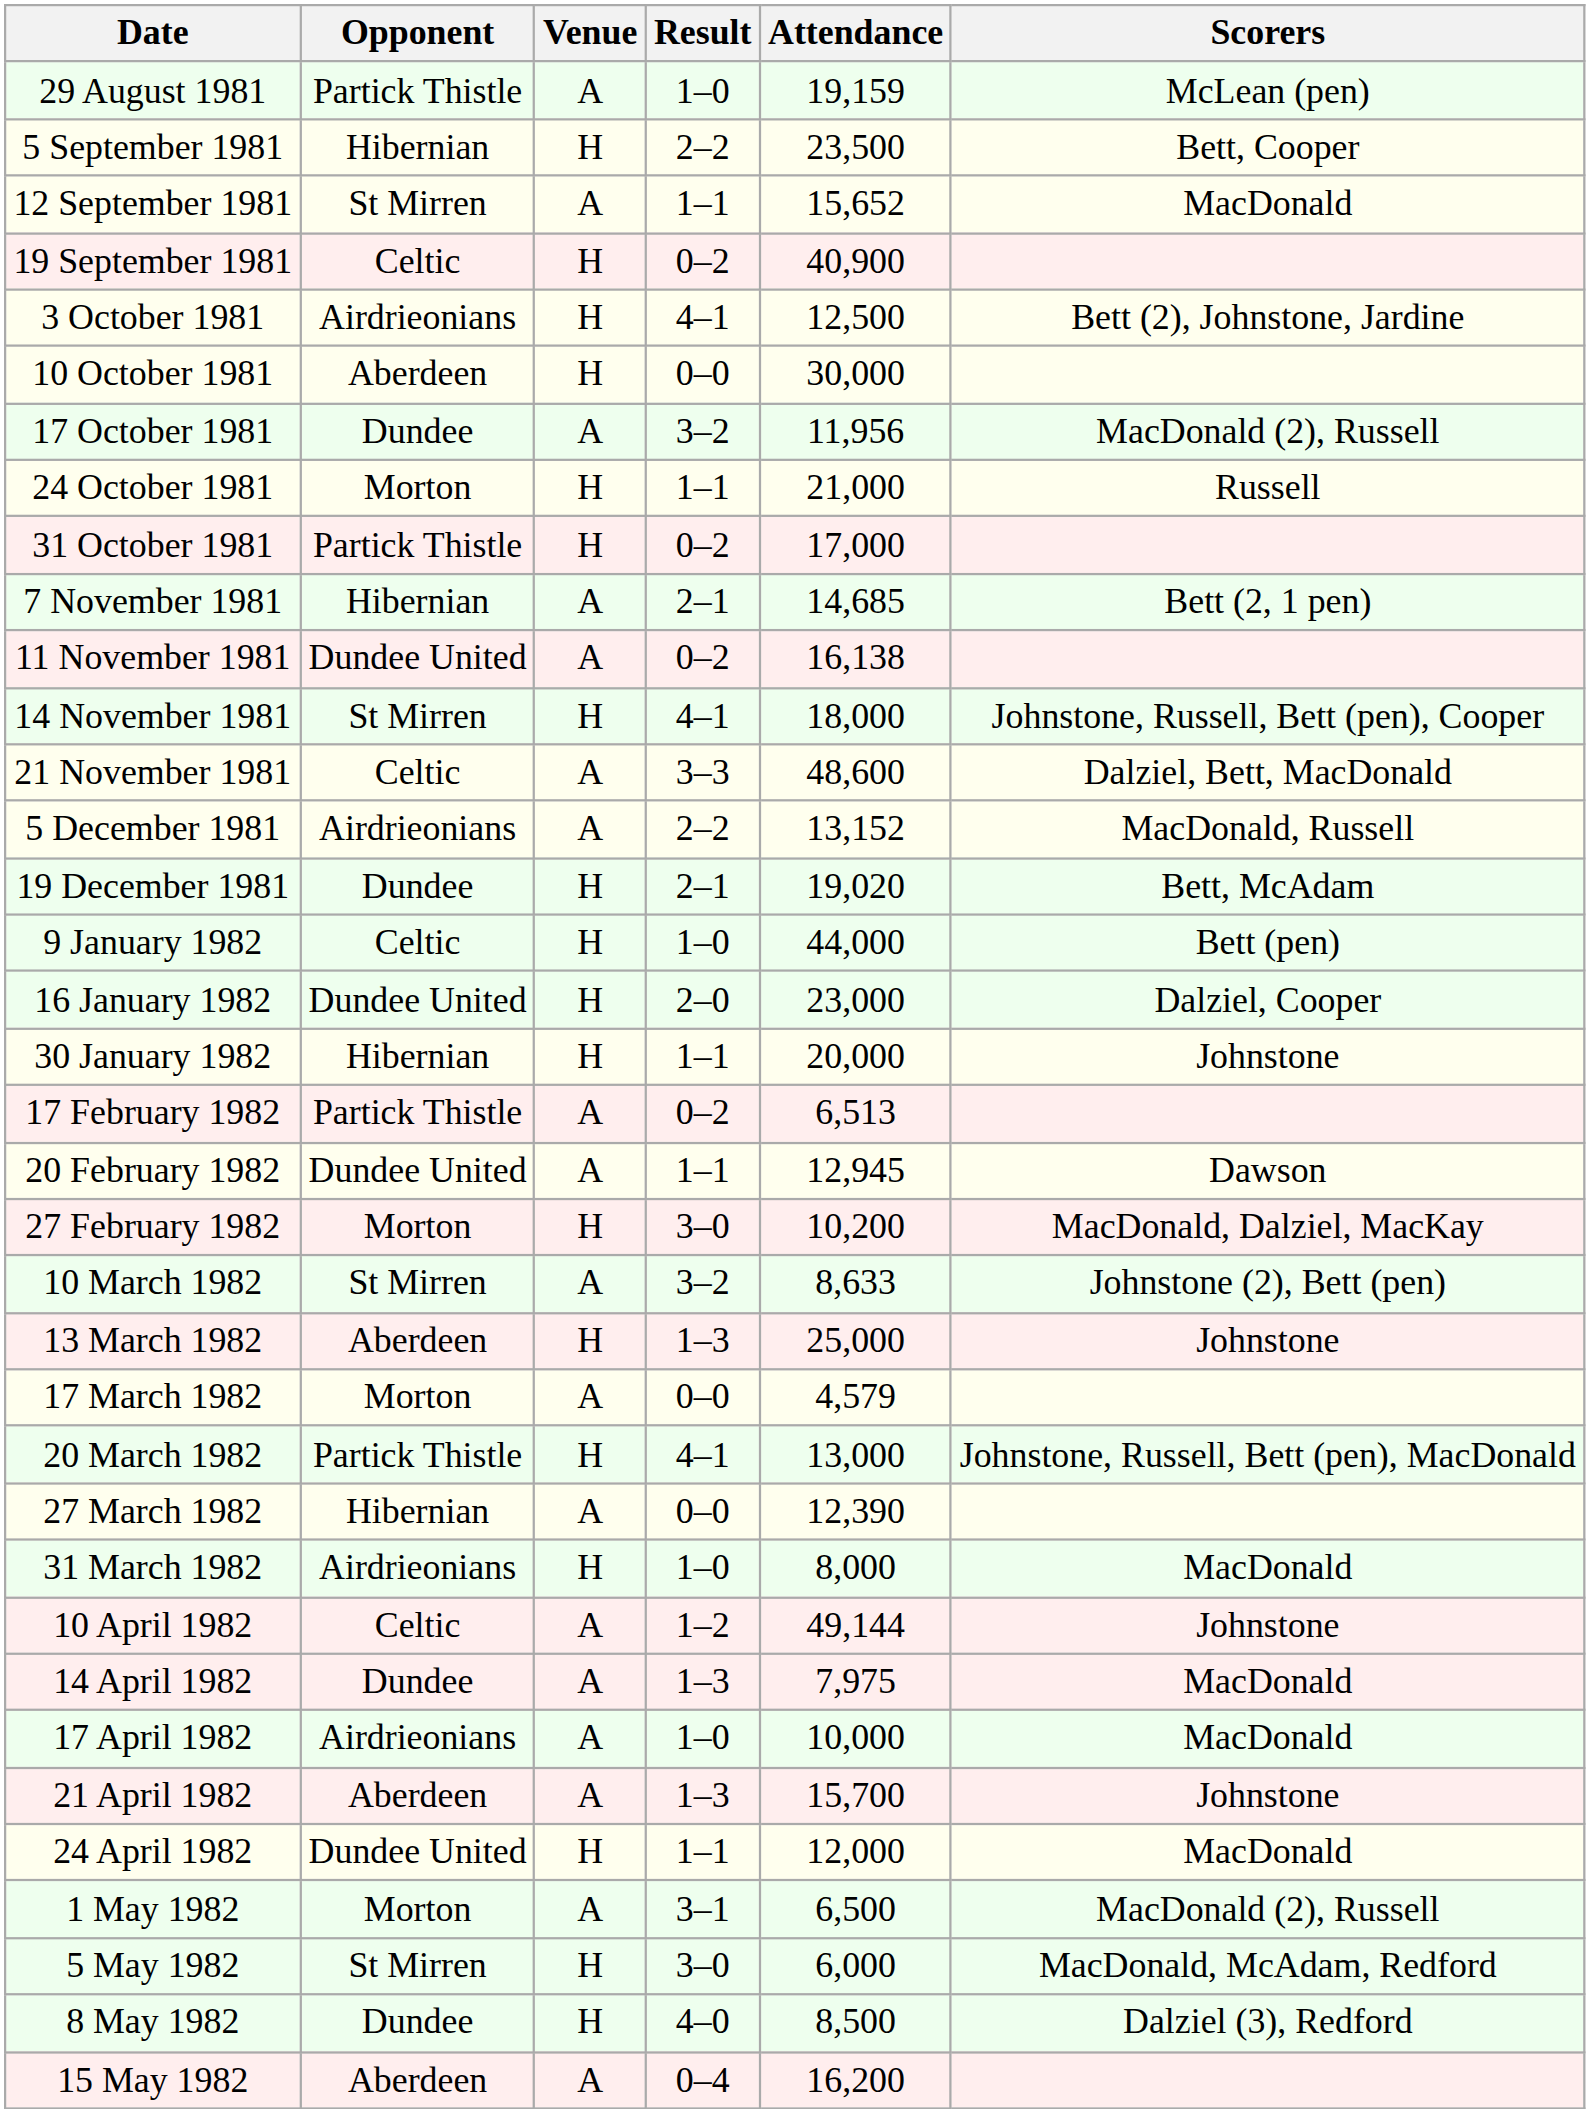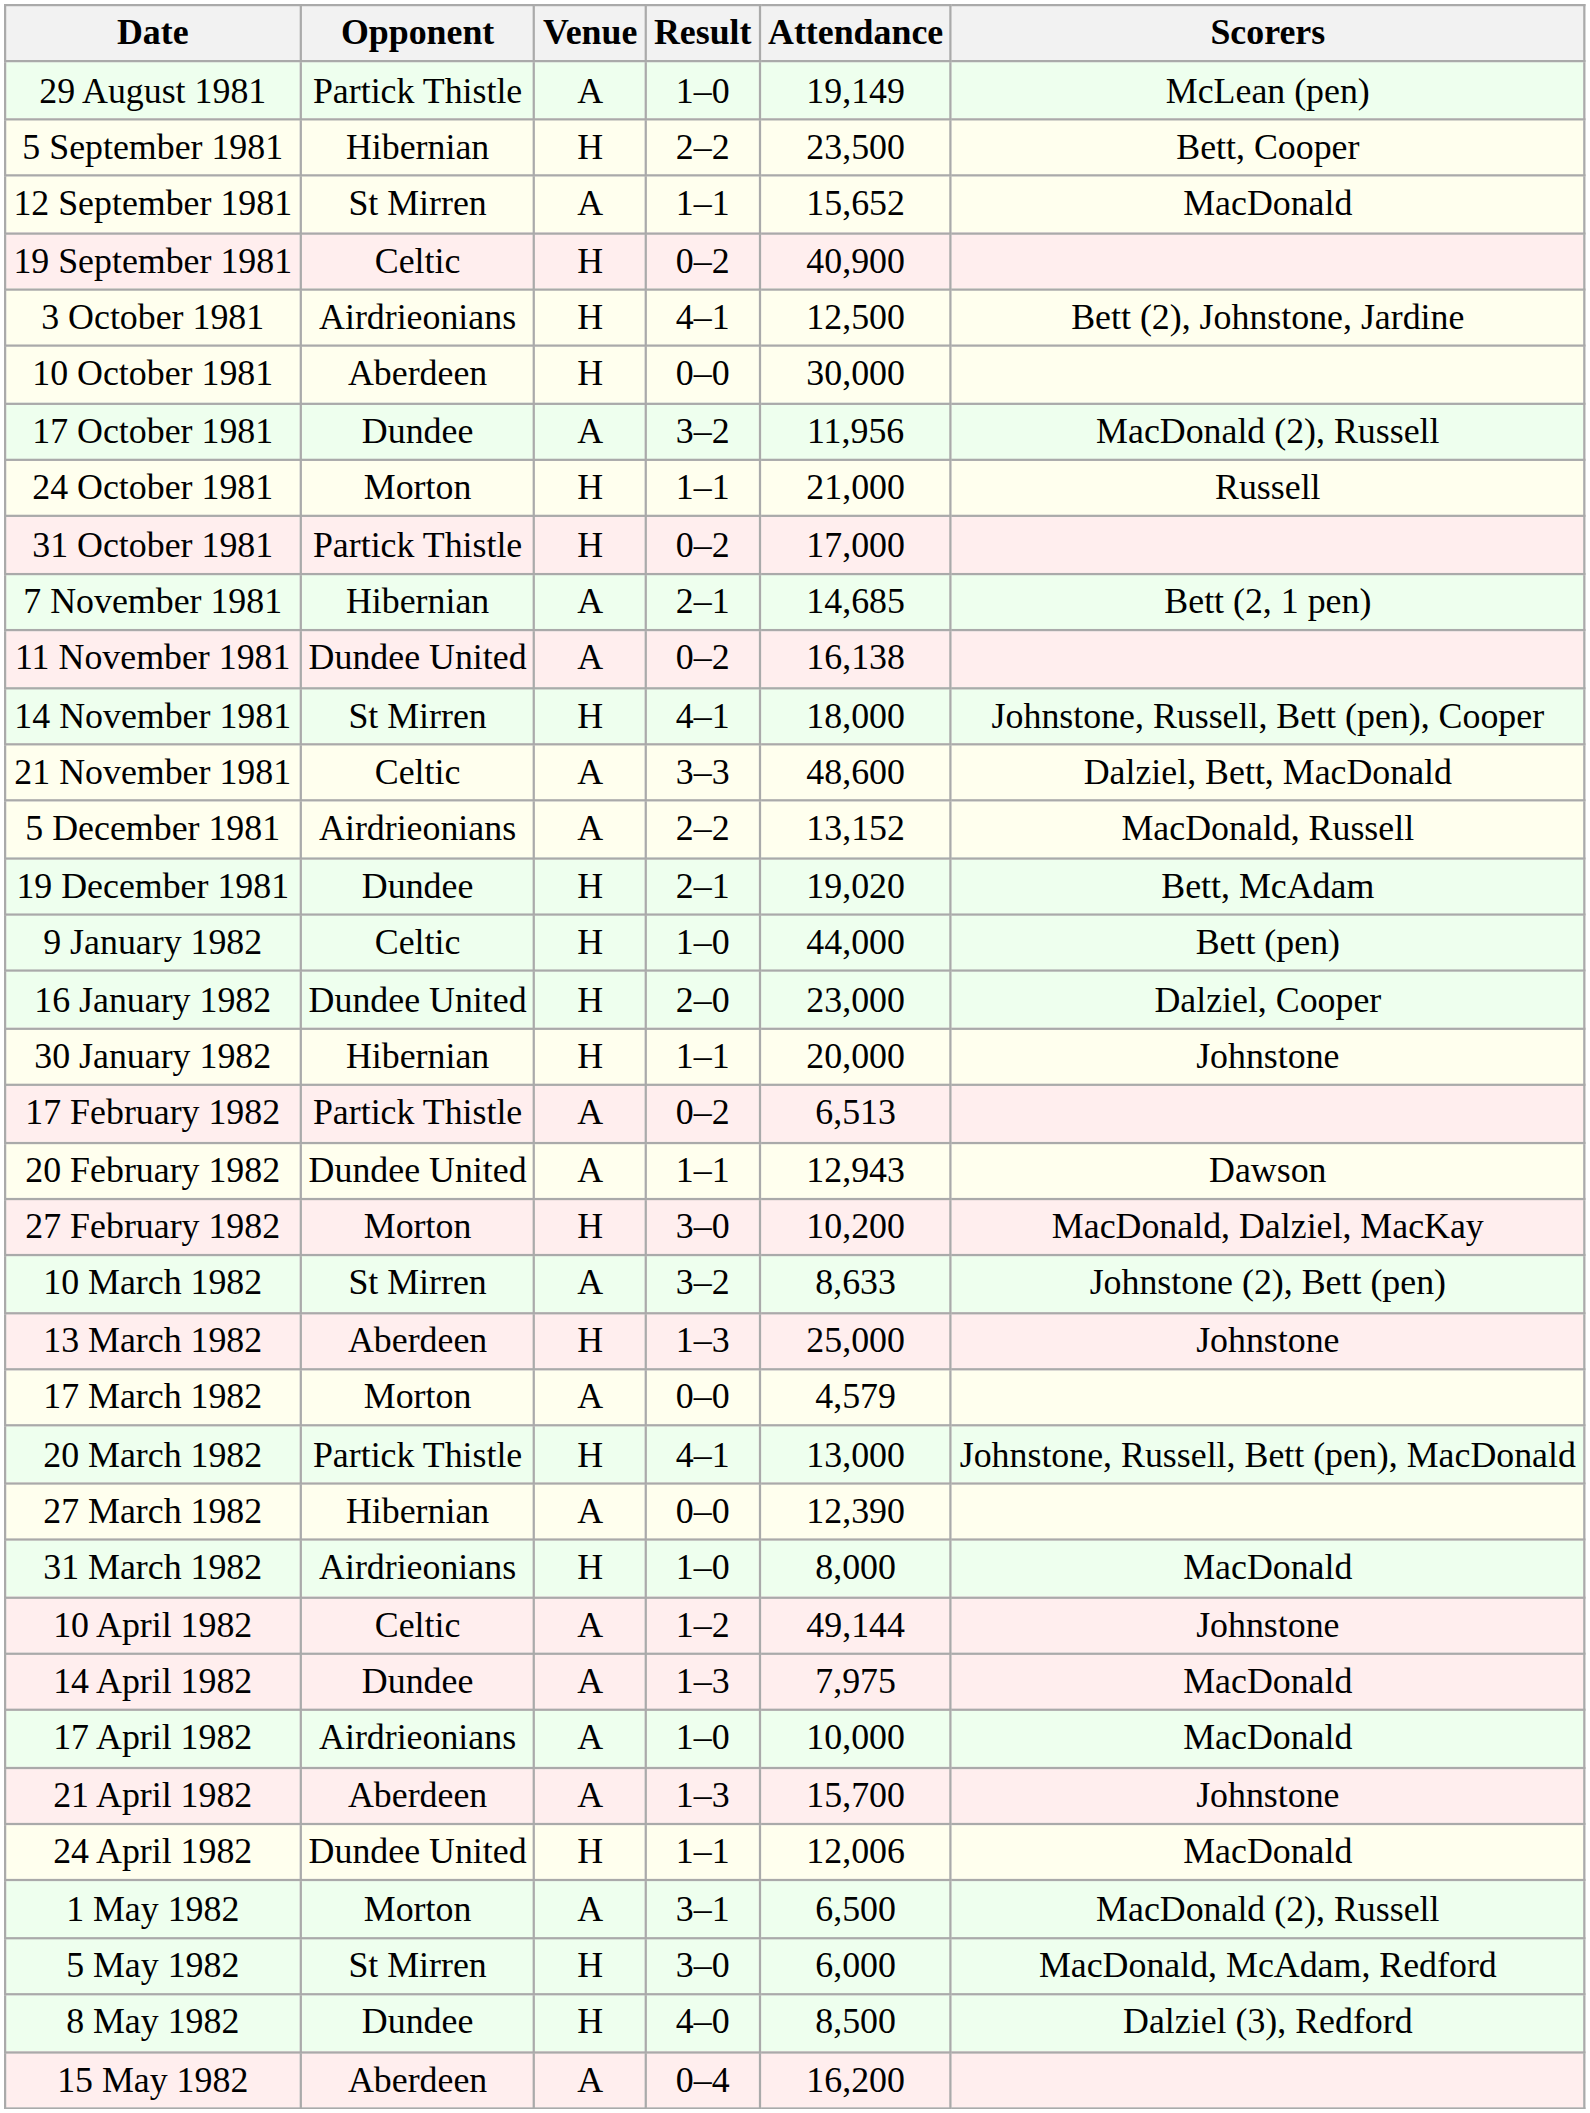(856, 89) 19,159 -> (856, 89) 19,149
(856, 1169) 12,945 -> (856, 1169) 12,943
(856, 1851) 12,000 -> (856, 1851) 12,006
